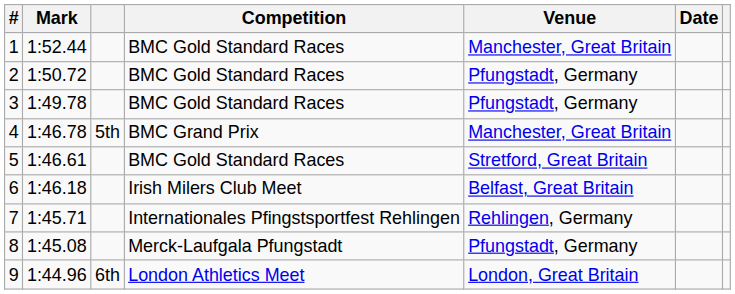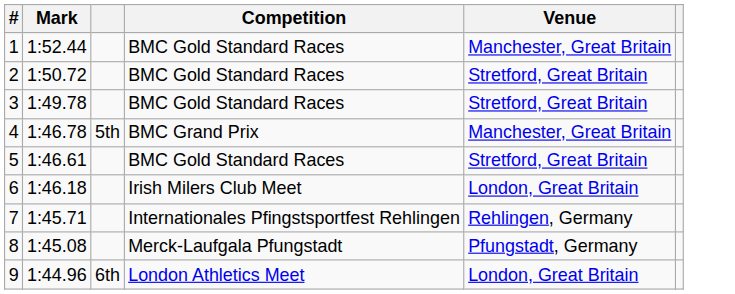- column: (699, 18)
(553, 75) Pfungstadt, Germany -> (558, 75) Stretford, Great Britain
(553, 103) Pfungstadt, Germany -> (558, 103) Stretford, Great Britain
(551, 189) Belfast, Great Britain -> (553, 189) London, Great Britain
